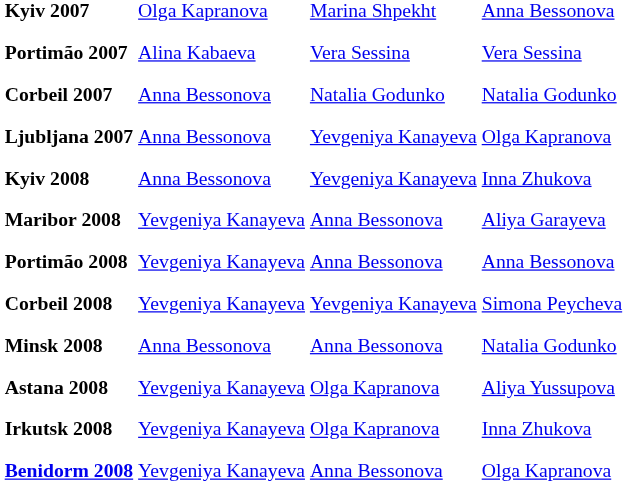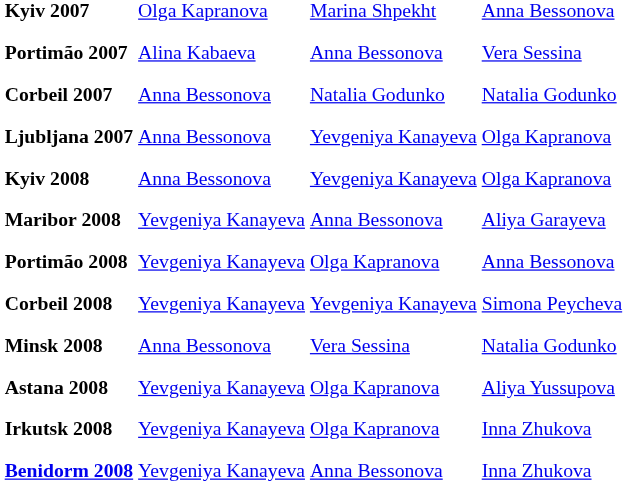(360, 52) Vera Sessina -> (376, 52) Anna Bessonova
(537, 178) Inna Zhukova -> (546, 178) Olga Kapranova
(376, 261) Anna Bessonova -> (375, 261) Olga Kapranova
(376, 345) Anna Bessonova -> (360, 345) Vera Sessina
(546, 471) Olga Kapranova -> (537, 471) Inna Zhukova
